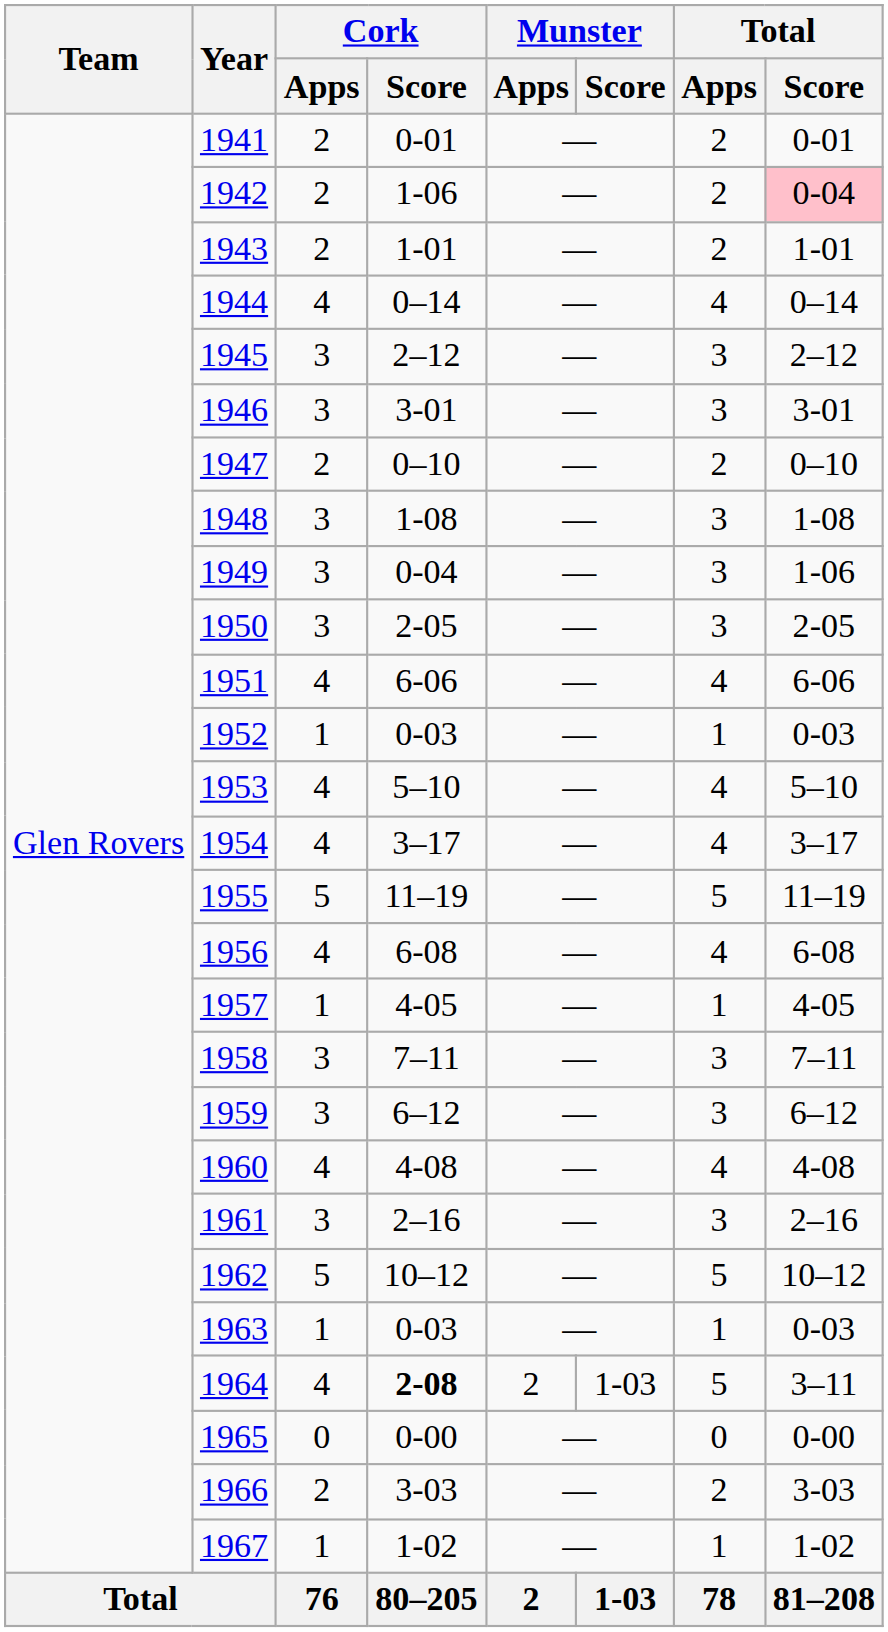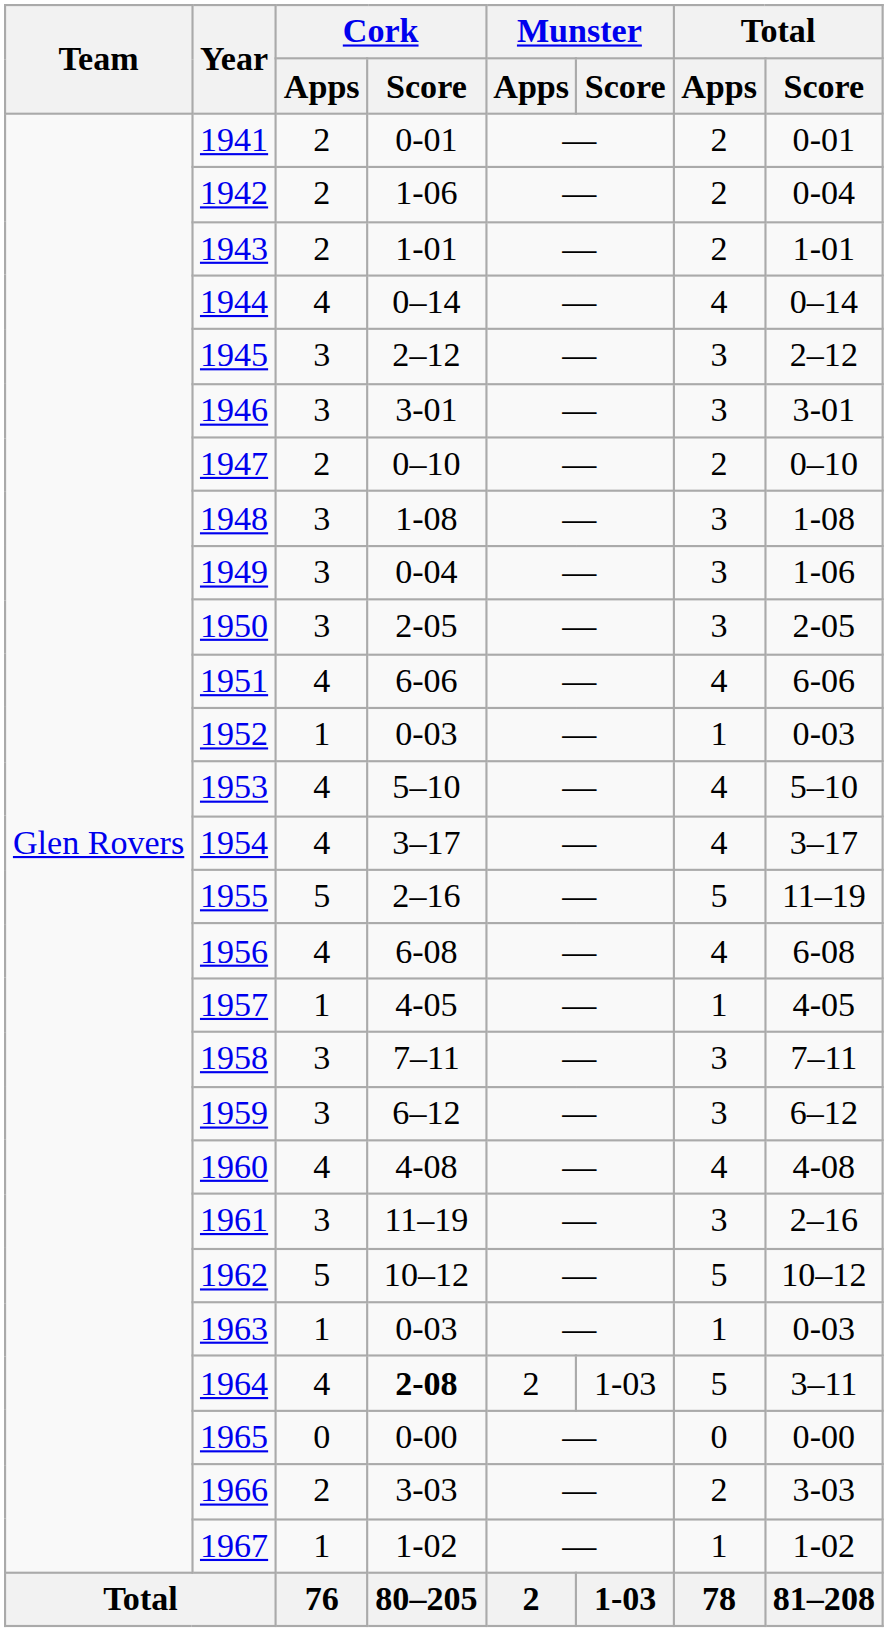(824, 193) pink background -> (824, 193) no background
(426, 896) 11–19 -> (426, 896) 2–16
(426, 1220) 2–16 -> (426, 1220) 11–19
